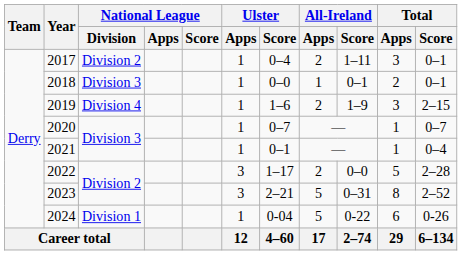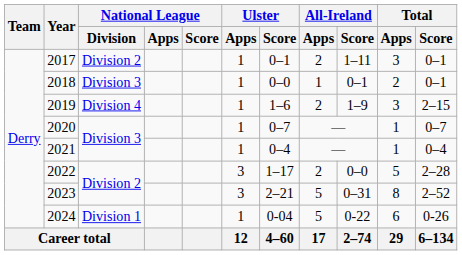(280, 60) 0–4 -> (280, 60) 0–1
(280, 149) 0–1 -> (280, 149) 0–4
